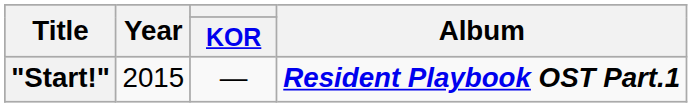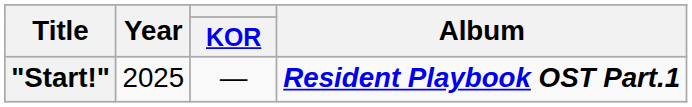(153, 78) 2015 -> (153, 78) 2025
